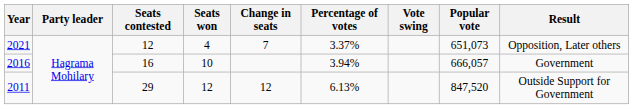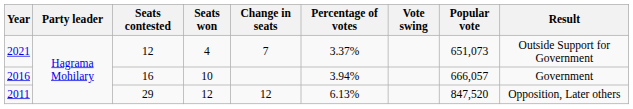(564, 44) Opposition, Later others -> (564, 51) Outside Support for Government
(564, 87) Outside Support for Government -> (564, 94) Opposition, Later others
